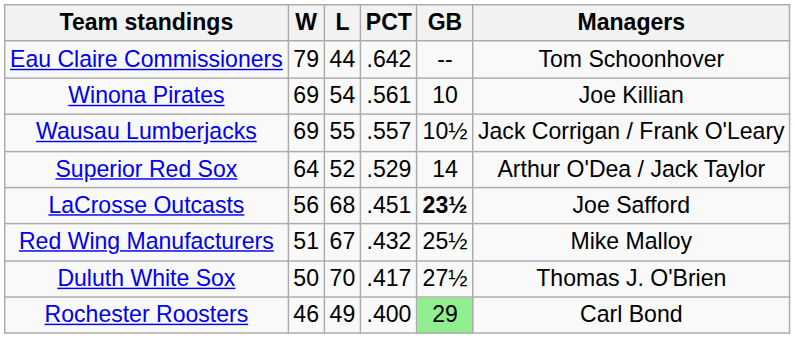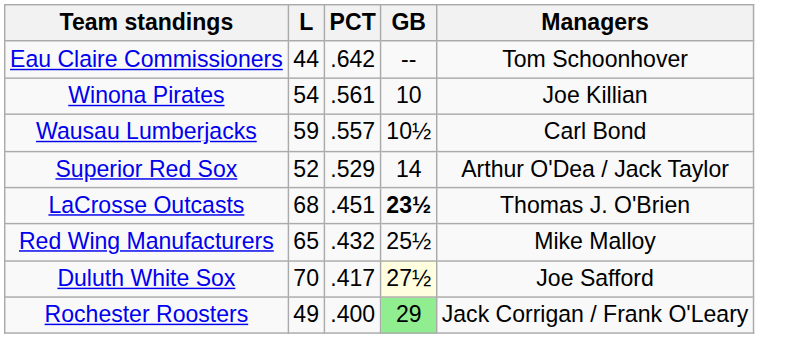- column: (306, 22)
(342, 132) 55 -> (306, 132) 59
(631, 132) Jack Corrigan / Frank O'Leary -> (595, 132) Carl Bond
(631, 205) Joe Safford -> (595, 205) Thomas J. O'Brien
(342, 242) 67 -> (306, 242) 65
(445, 278) no background -> (409, 278) lightyellow background
(631, 278) Thomas J. O'Brien -> (595, 278) Joe Safford
(631, 315) Carl Bond -> (595, 315) Jack Corrigan / Frank O'Leary
